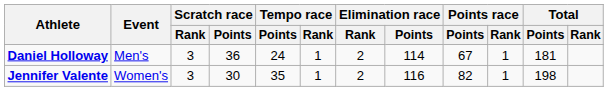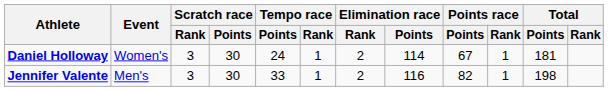(131, 55) Men's -> (141, 55) Women's
(233, 55) 36 -> (233, 55) 30
(141, 76) Women's -> (131, 76) Men's
(278, 76) 35 -> (278, 76) 33
